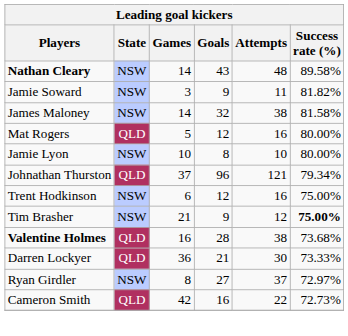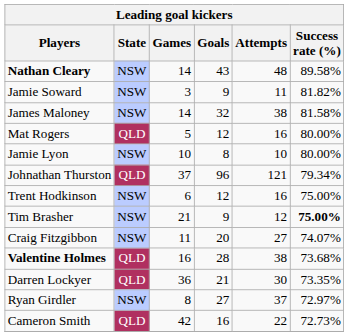+ row: (52, 237)
(321, 258) 73.33% -> (321, 279) 73.35%
